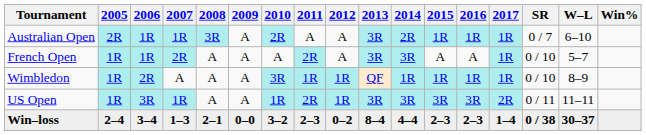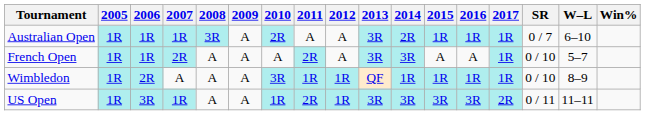(114, 36) 2R -> (114, 36) 1R
- row: (33, 120)
